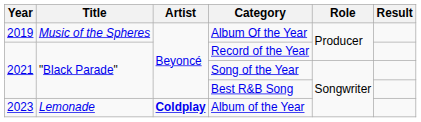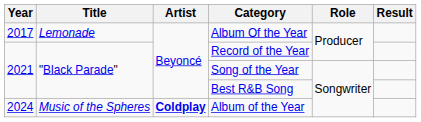(20, 32) 2019 -> (20, 32) 2017
(95, 32) Music of the Spheres -> (67, 32) Lemonade
(20, 107) 2023 -> (20, 107) 2024
(67, 107) Lemonade -> (95, 107) Music of the Spheres
